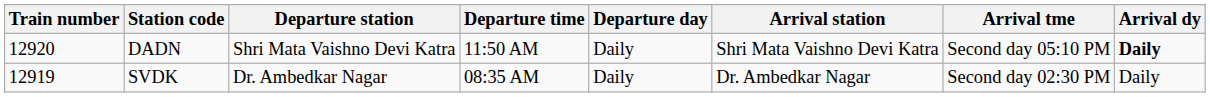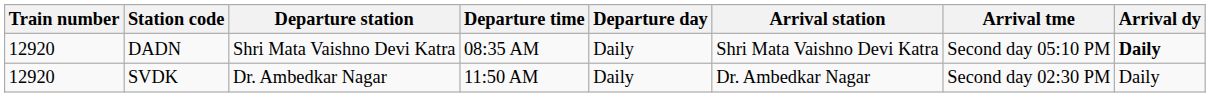(501, 48) 11:50 AM -> (501, 48) 08:35 AM
(32, 77) 12919 -> (32, 77) 12920
(501, 77) 08:35 AM -> (501, 77) 11:50 AM
